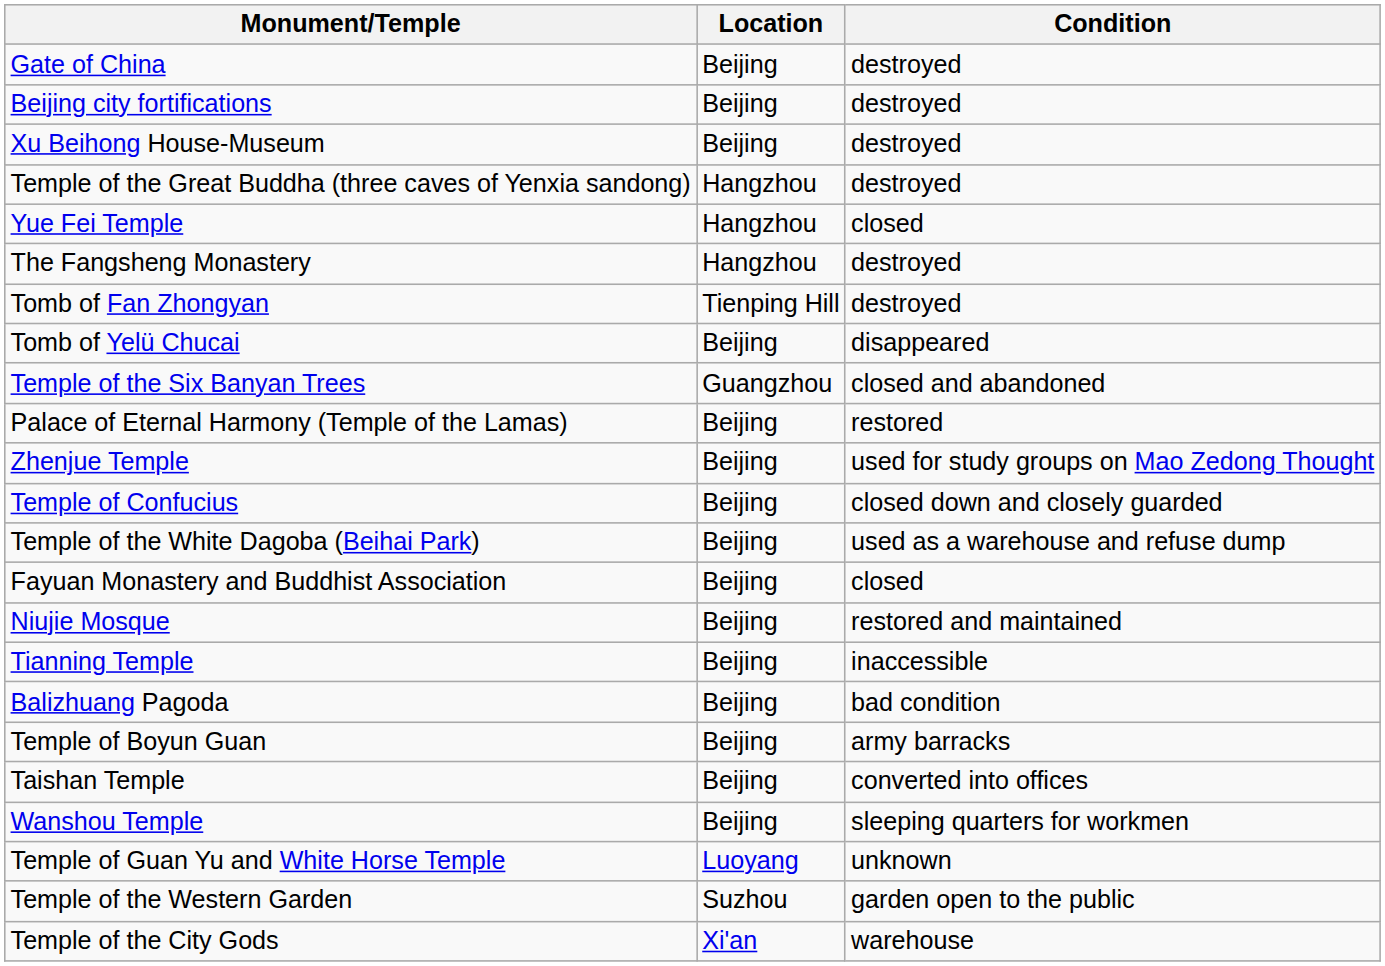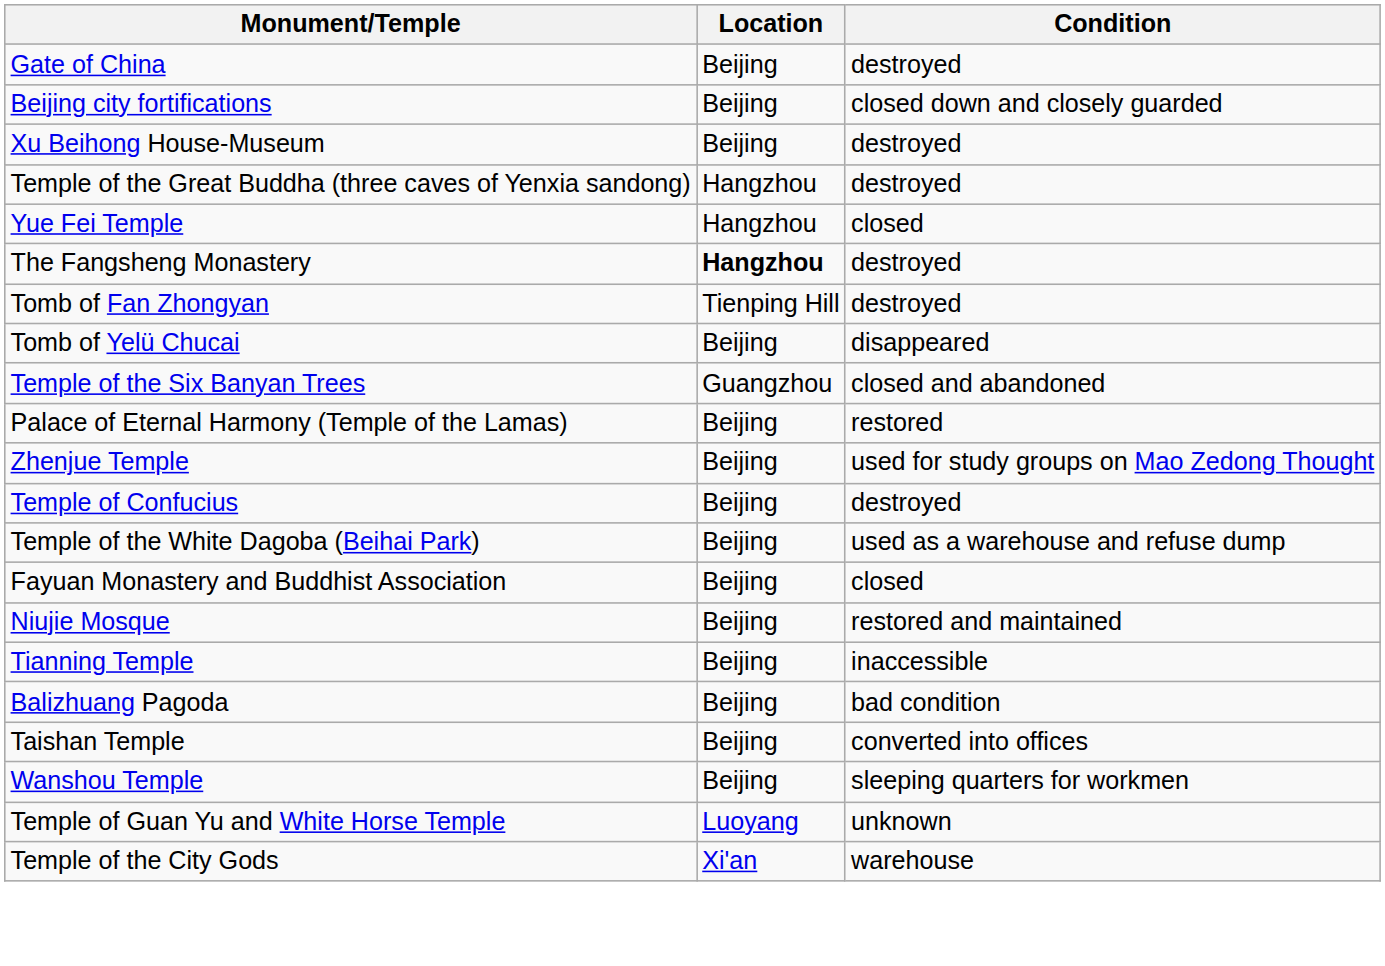(906, 104) destroyed -> (1037, 104) closed down and closely guarded
(760, 263) normal -> (763, 263) bold
(1037, 502) closed down and closely guarded -> (906, 502) destroyed
- row: (138, 741)
- row: (181, 900)
